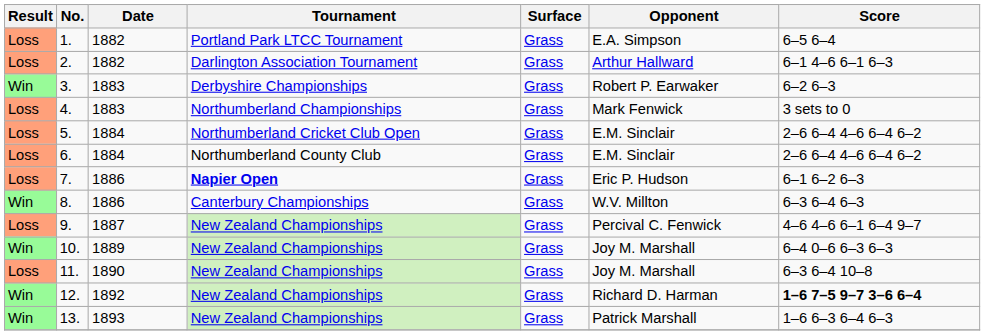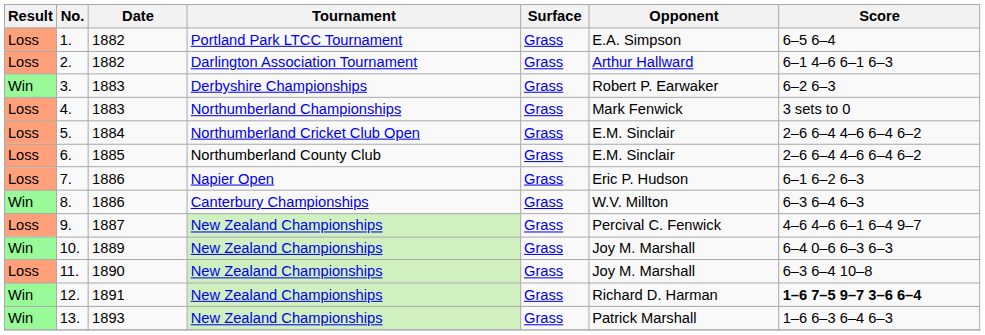(108, 156) 1884 -> (108, 156) 1885
(234, 179) bold -> (232, 179) normal
(108, 295) 1892 -> (108, 295) 1891
